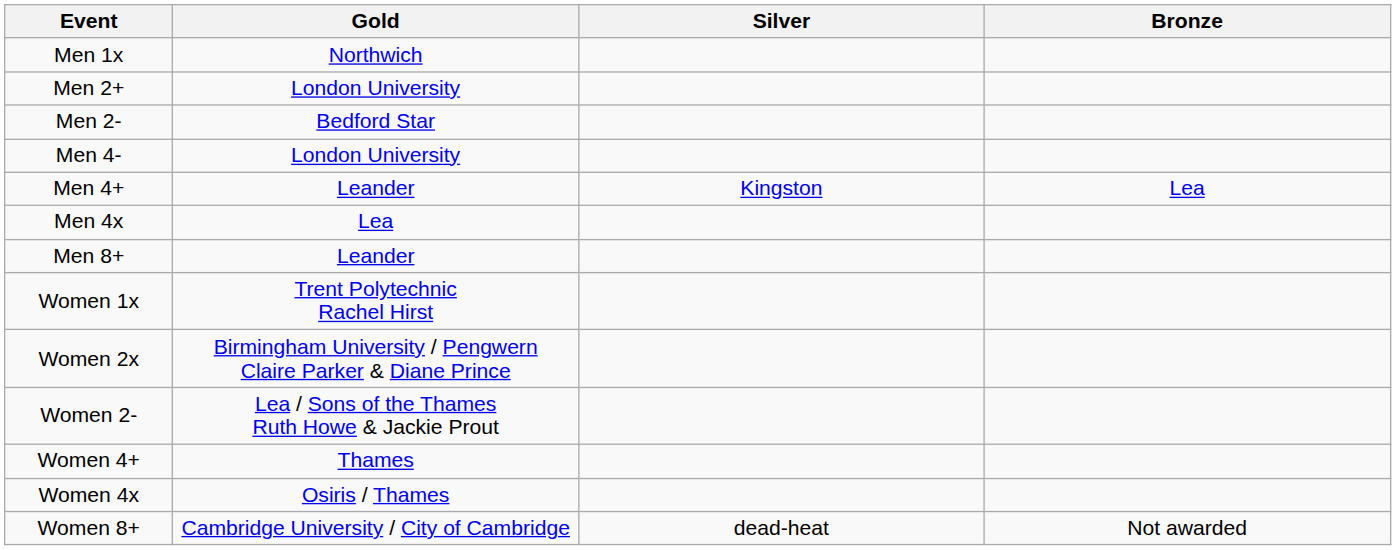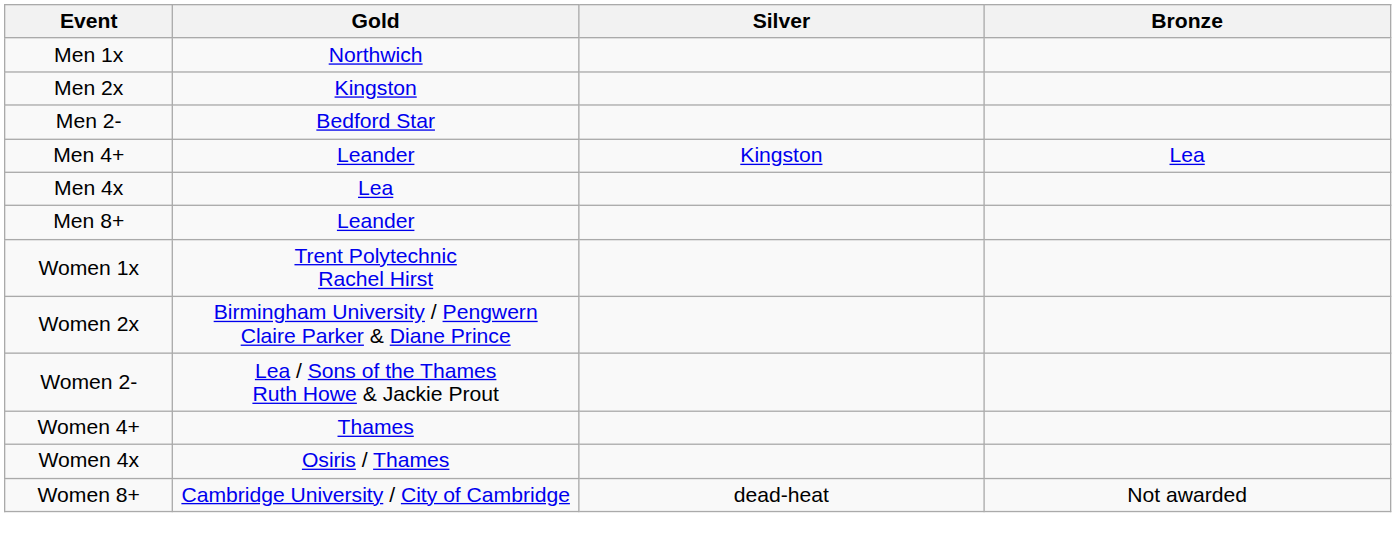- row: (89, 88)
+ row: (89, 88)
- row: (89, 155)
